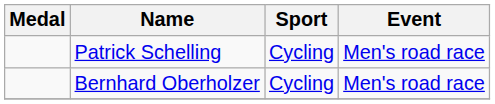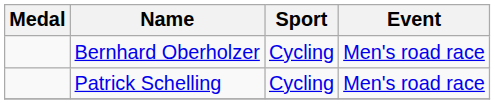rows swapped: (167, 83) <-> (148, 51)
